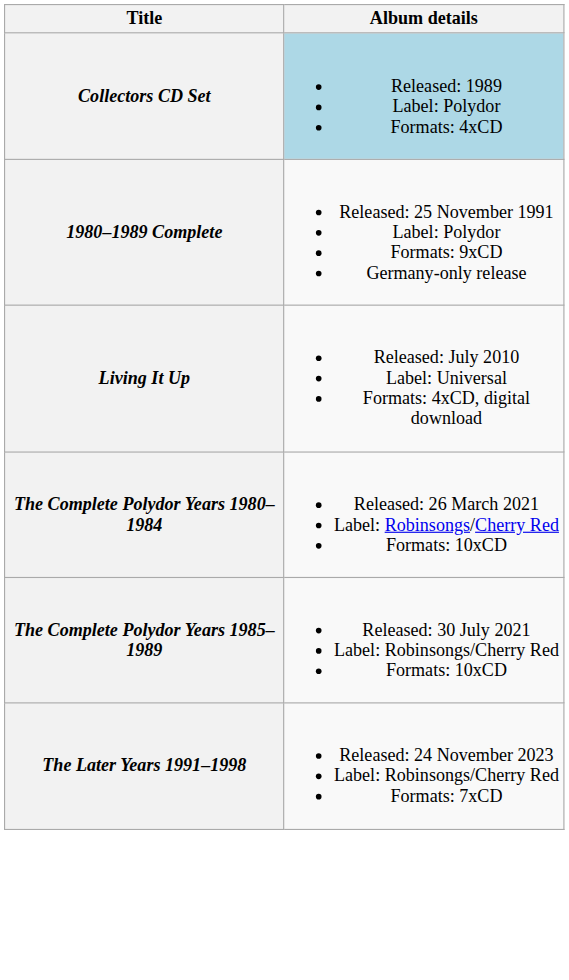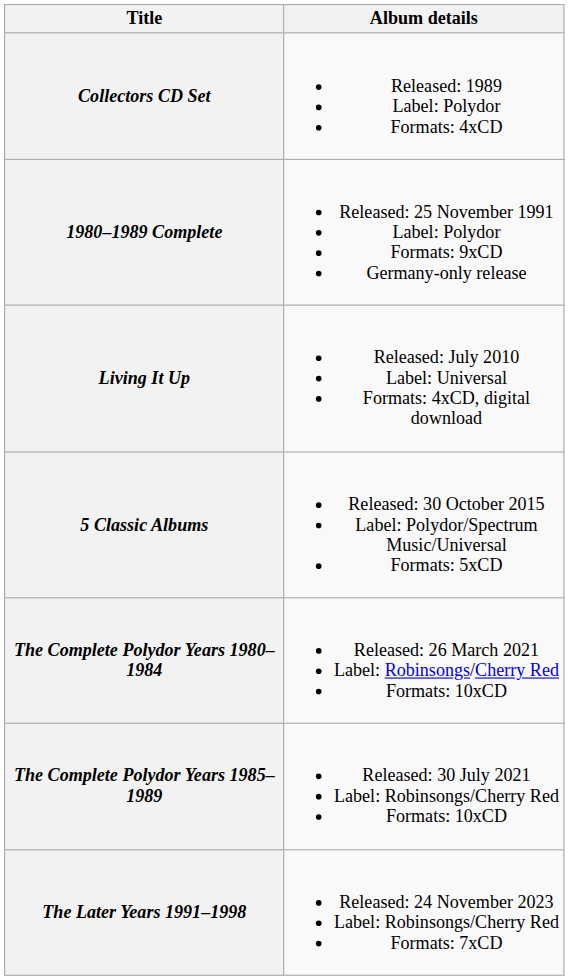(424, 106) lightblue background -> (424, 106) no background
+ row: (144, 524)
